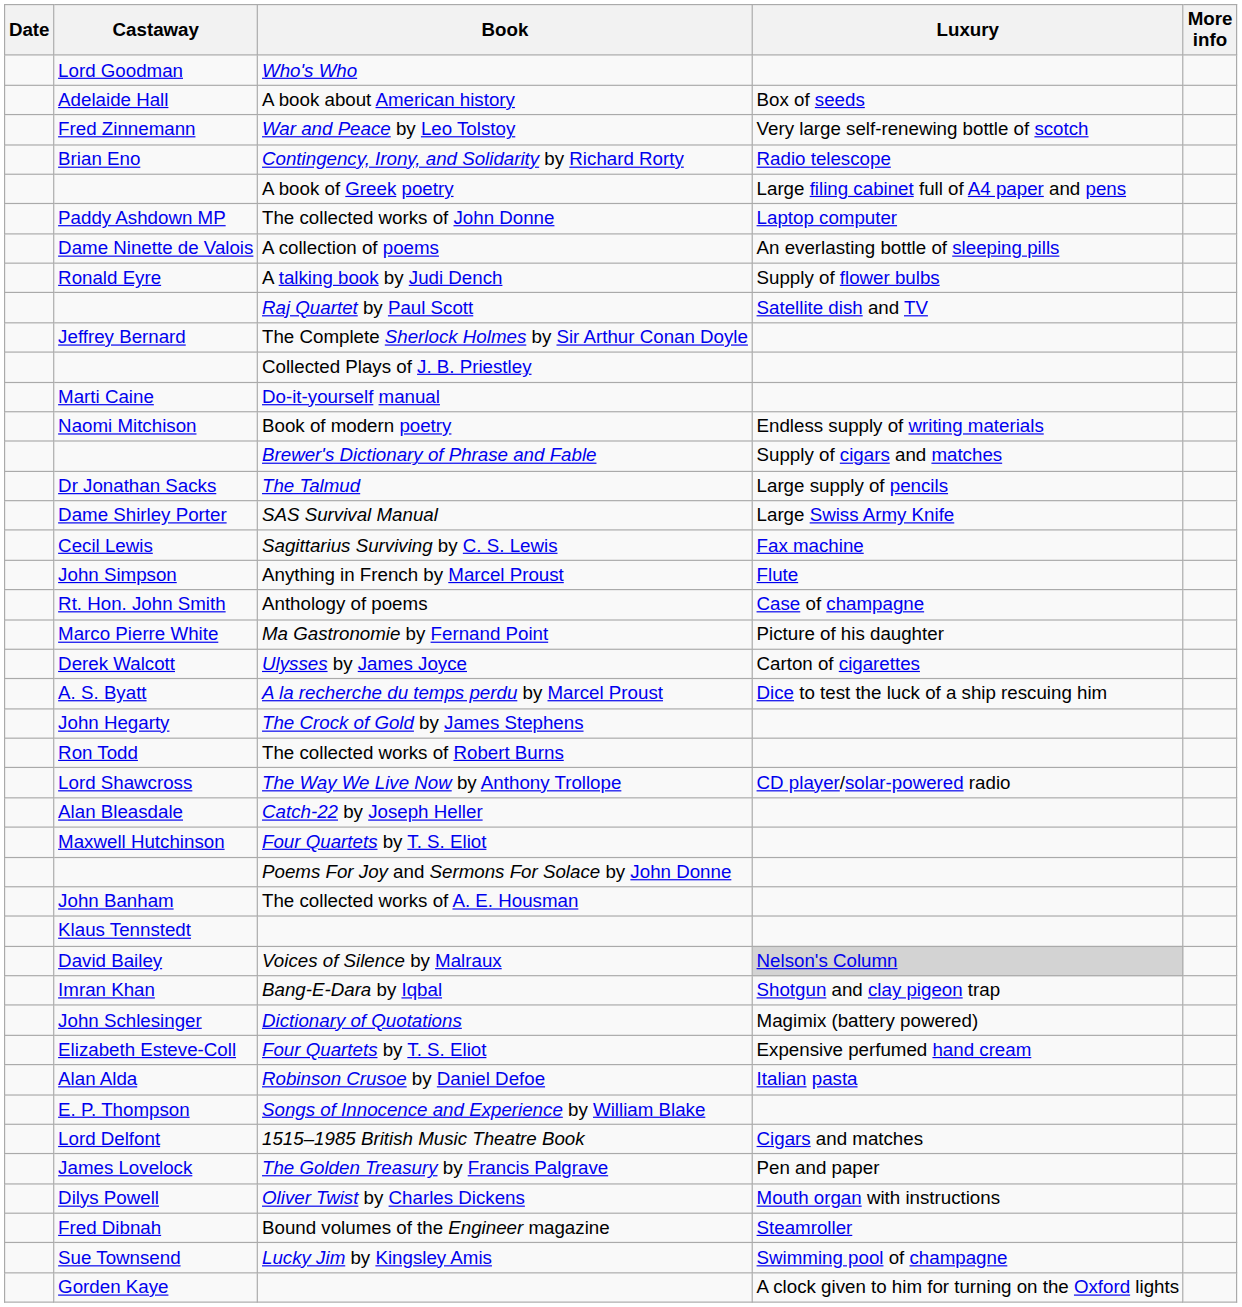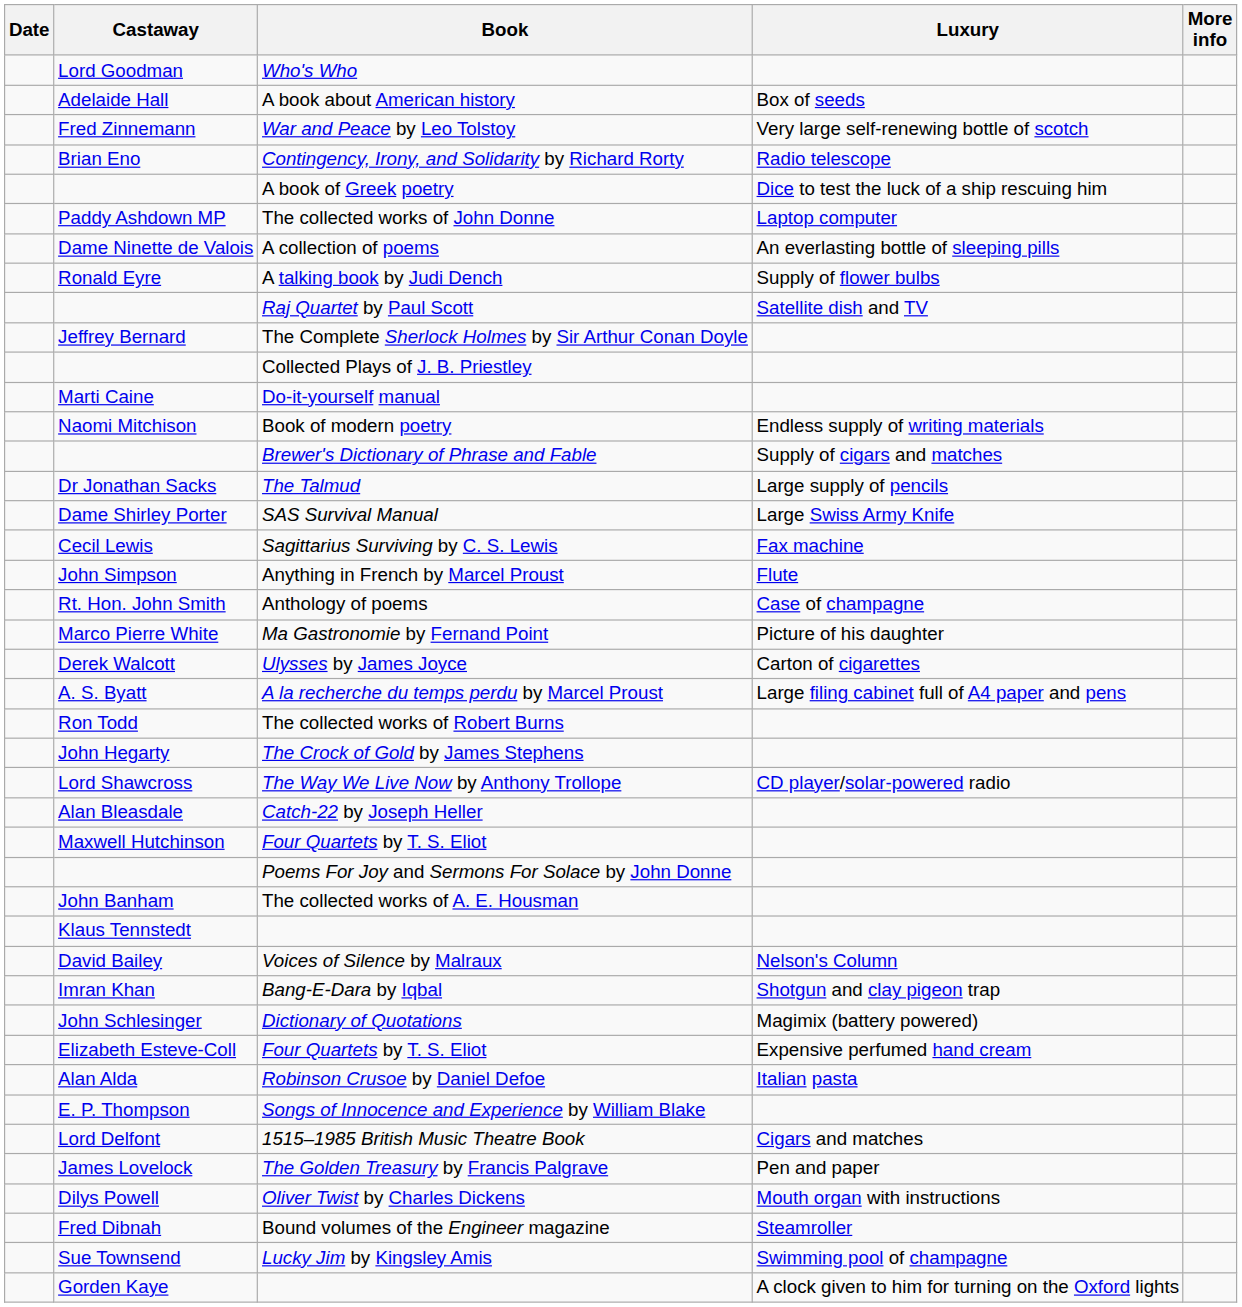(941, 188) Large filing cabinet full of A4 paper and pens -> (932, 188) Dice to test the luck of a ship rescuing him
(932, 693) Dice to test the luck of a ship rescuing him -> (941, 693) Large filing cabinet full of A4 paper and pens
rows swapped: (114, 723) <-> (98, 752)
(827, 960) lightgrey background -> (827, 960) no background
